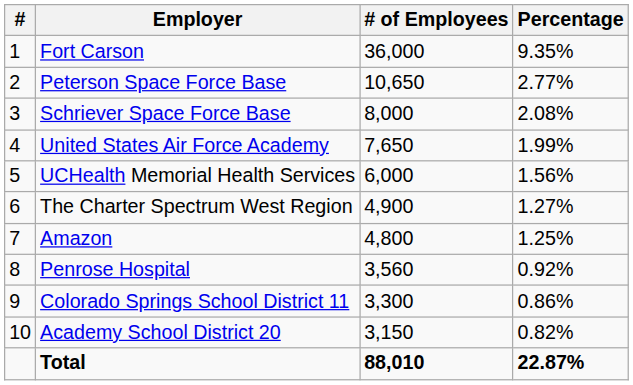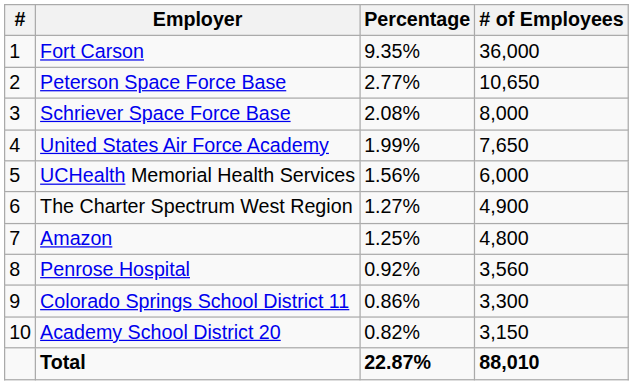columns swapped: (436, 20) <-> (571, 20)
